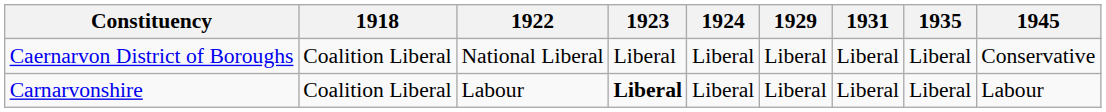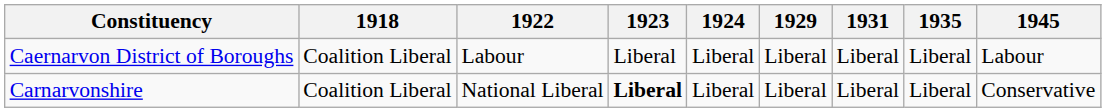(533, 55) National Liberal -> (493, 55) Labour
(1038, 55) Conservative -> (1012, 55) Labour
(493, 90) Labour -> (533, 90) National Liberal
(1012, 90) Labour -> (1038, 90) Conservative
